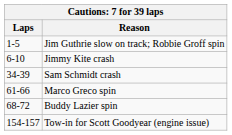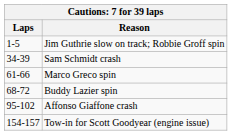- row: (79, 59)
+ row: (91, 106)
